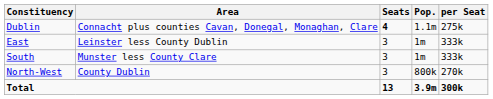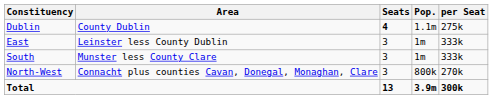(228, 27) Connacht plus counties Cavan, Donegal, Monaghan, Clare -> (114, 27) County Dublin
(114, 72) County Dublin -> (228, 72) Connacht plus counties Cavan, Donegal, Monaghan, Clare
